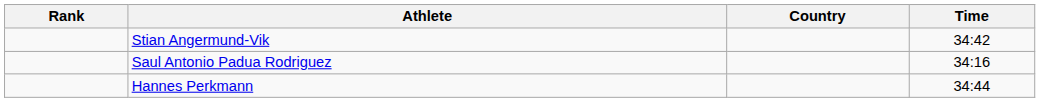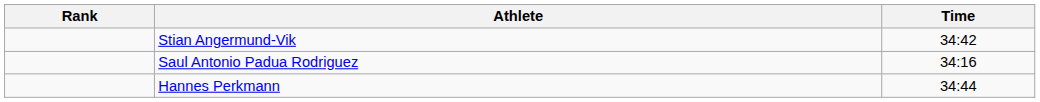- column: (817, 17)
